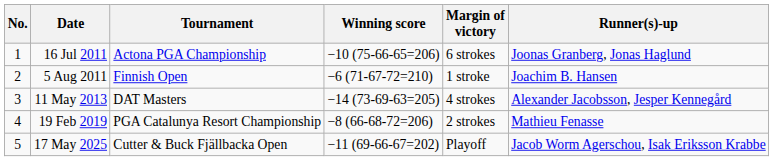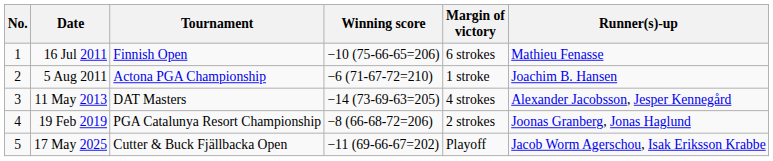(190, 54) Actona PGA Championship -> (150, 54) Finnish Open
(601, 54) Joonas Granberg, Jonas Haglund -> (557, 54) Mathieu Fenasse
(150, 77) Finnish Open -> (190, 77) Actona PGA Championship
(557, 122) Mathieu Fenasse -> (601, 122) Joonas Granberg, Jonas Haglund
